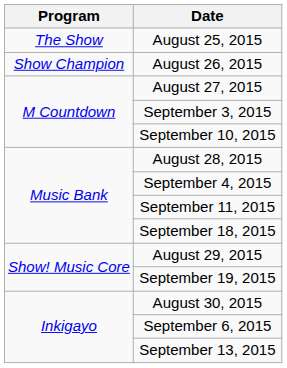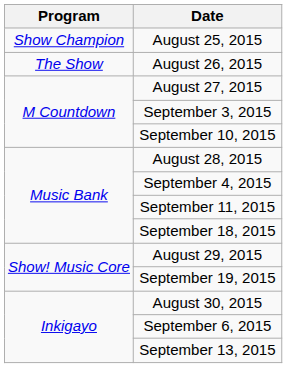(69, 40) The Show -> (69, 40) Show Champion
(69, 64) Show Champion -> (69, 64) The Show
